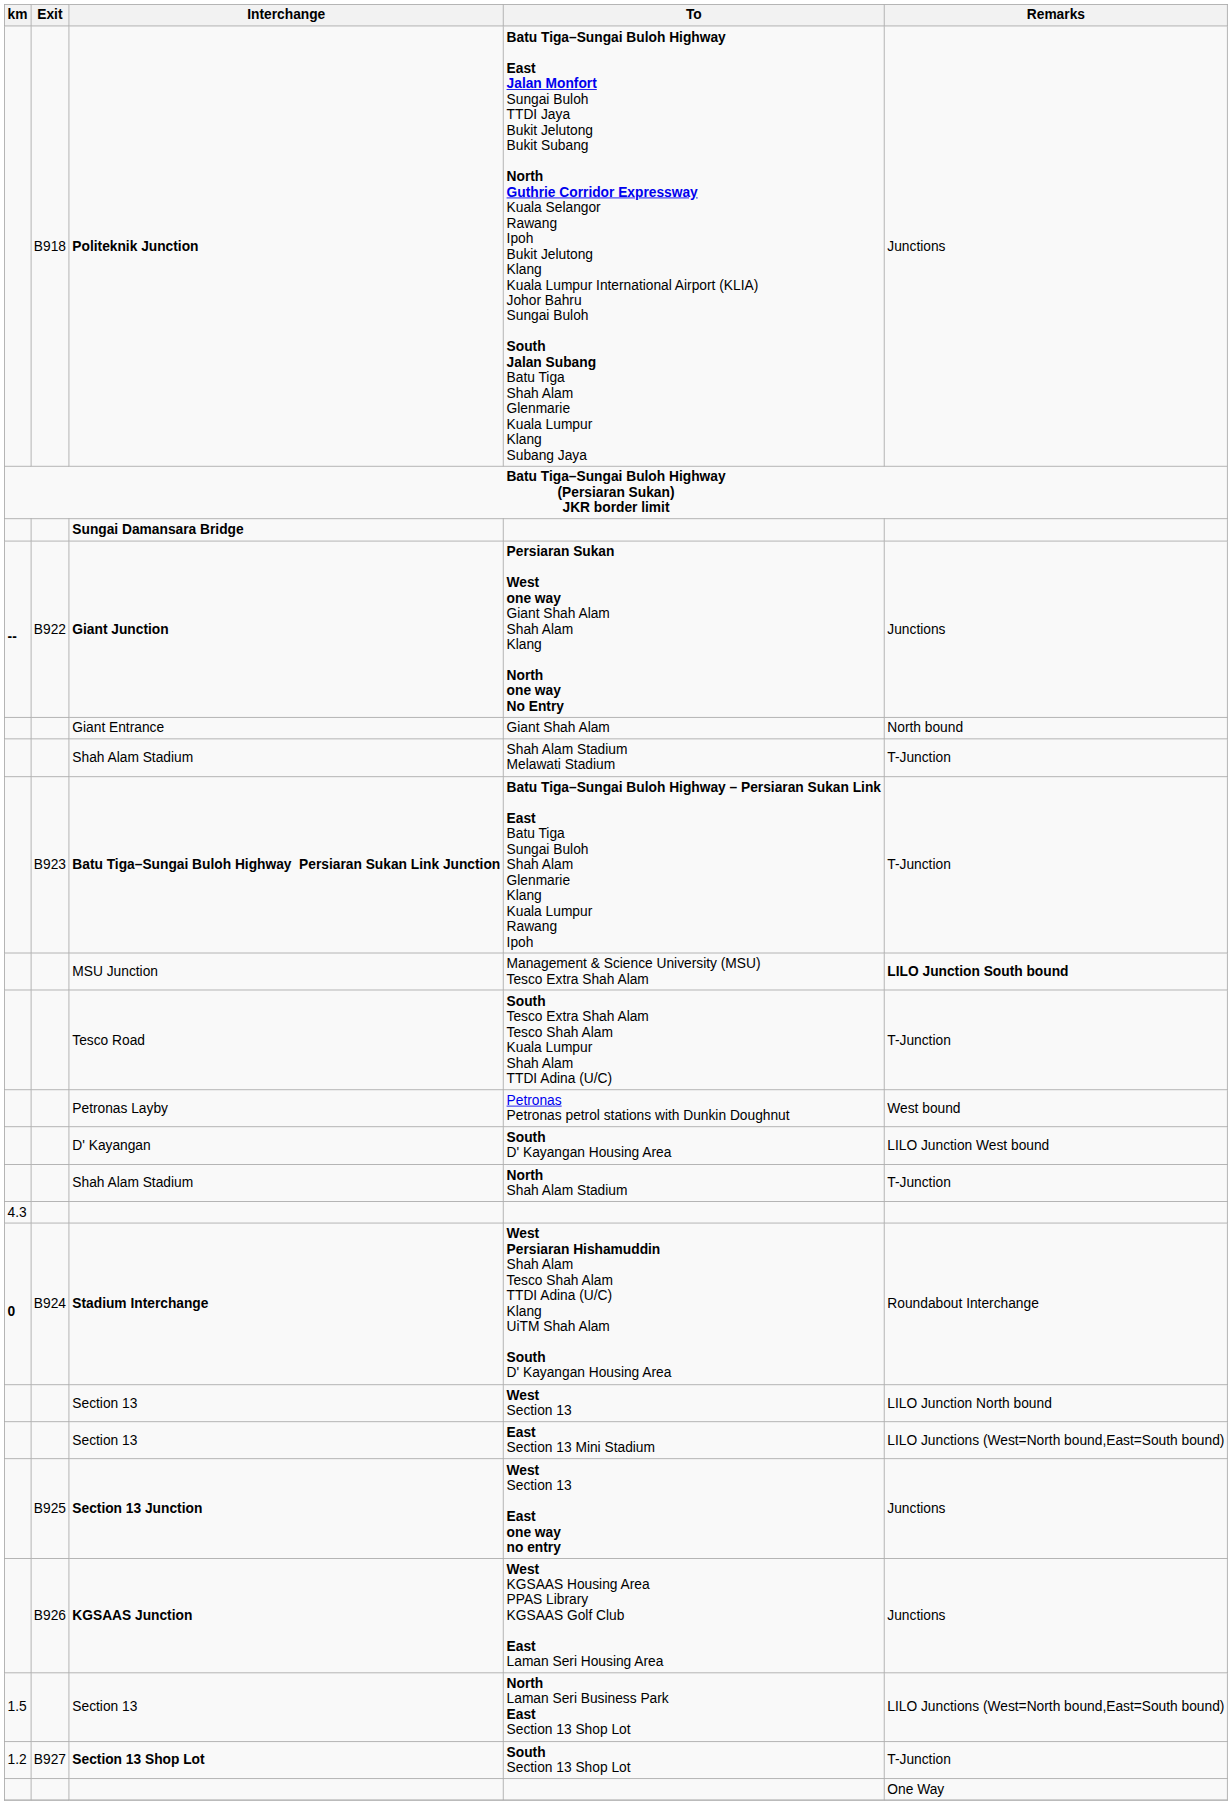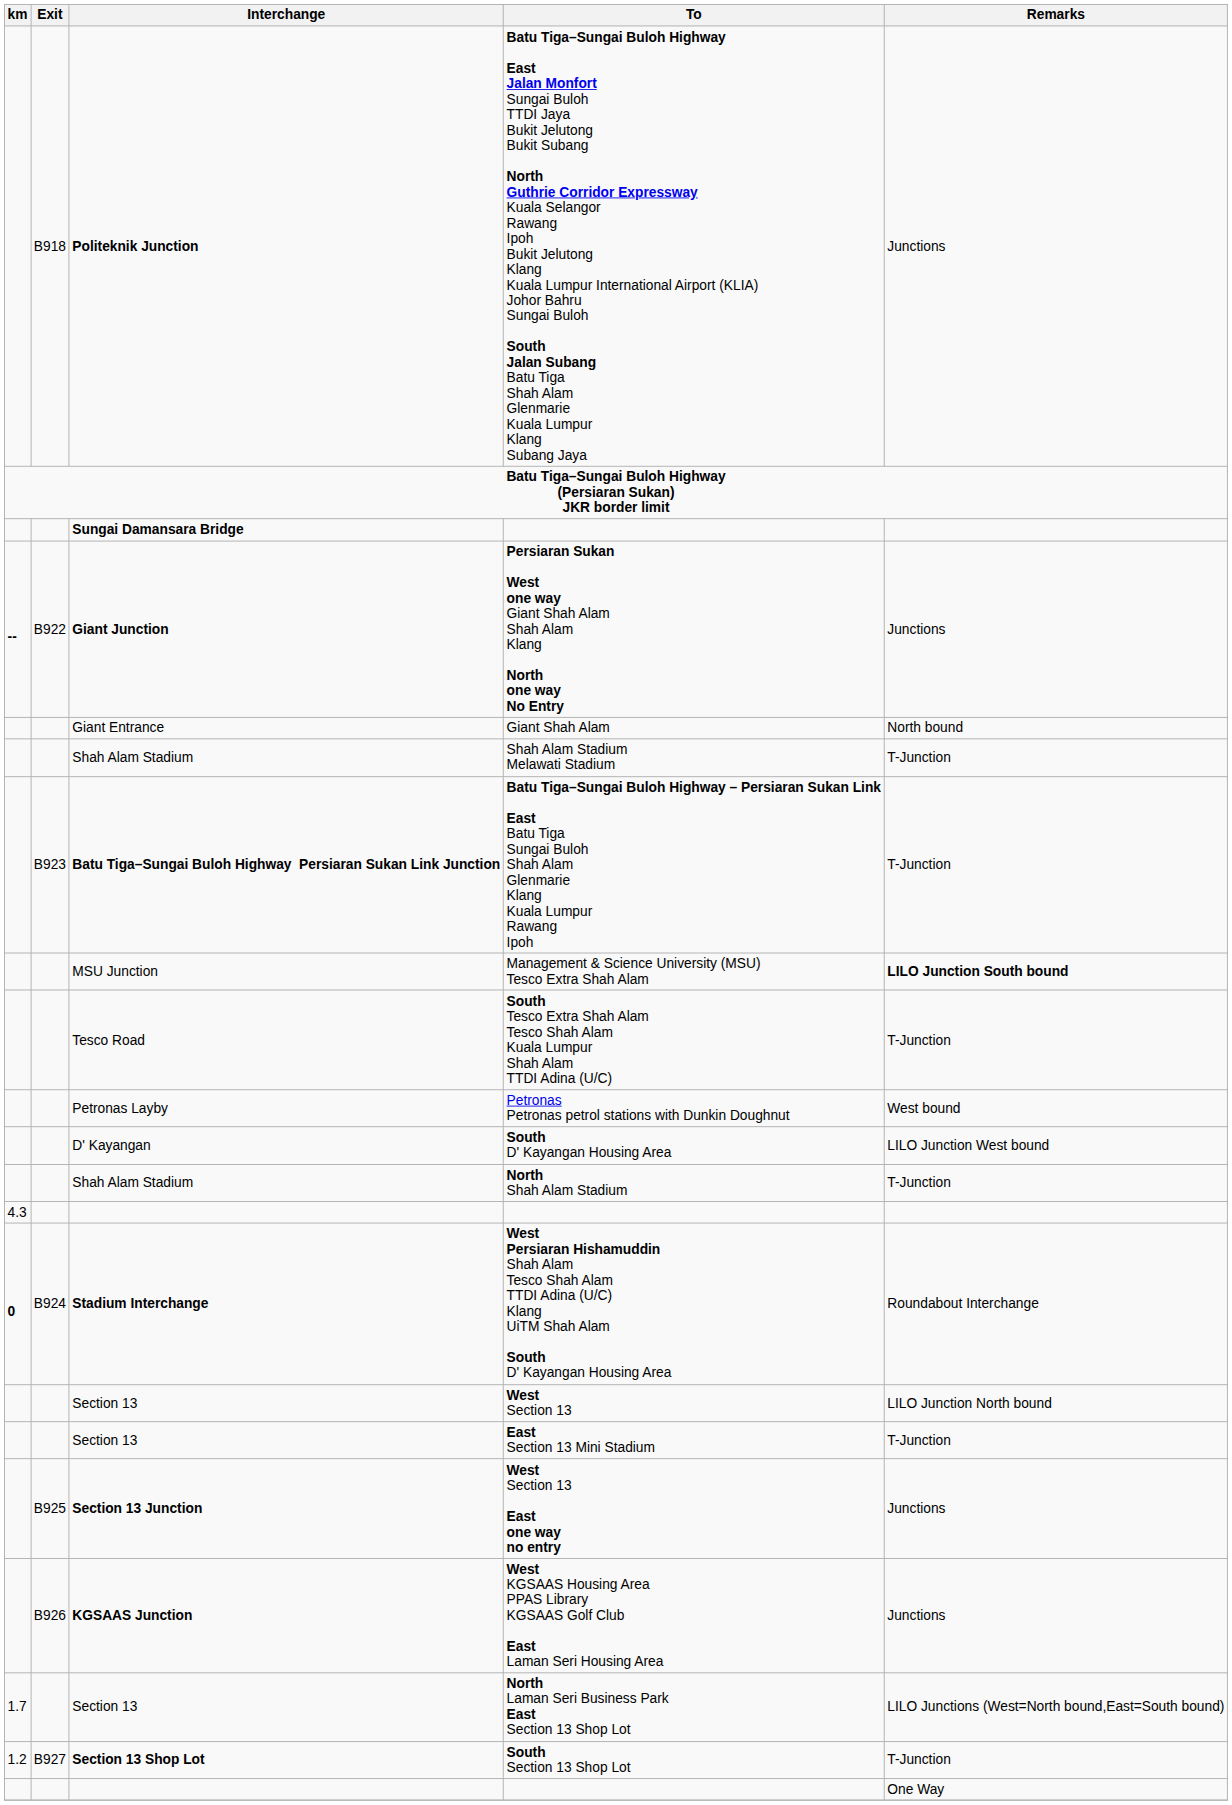(1056, 1440) LILO Junctions (West=North bound,East=South bound) -> (919, 1440) T-Junction
(17, 1707) 1.5 -> (17, 1707) 1.7
